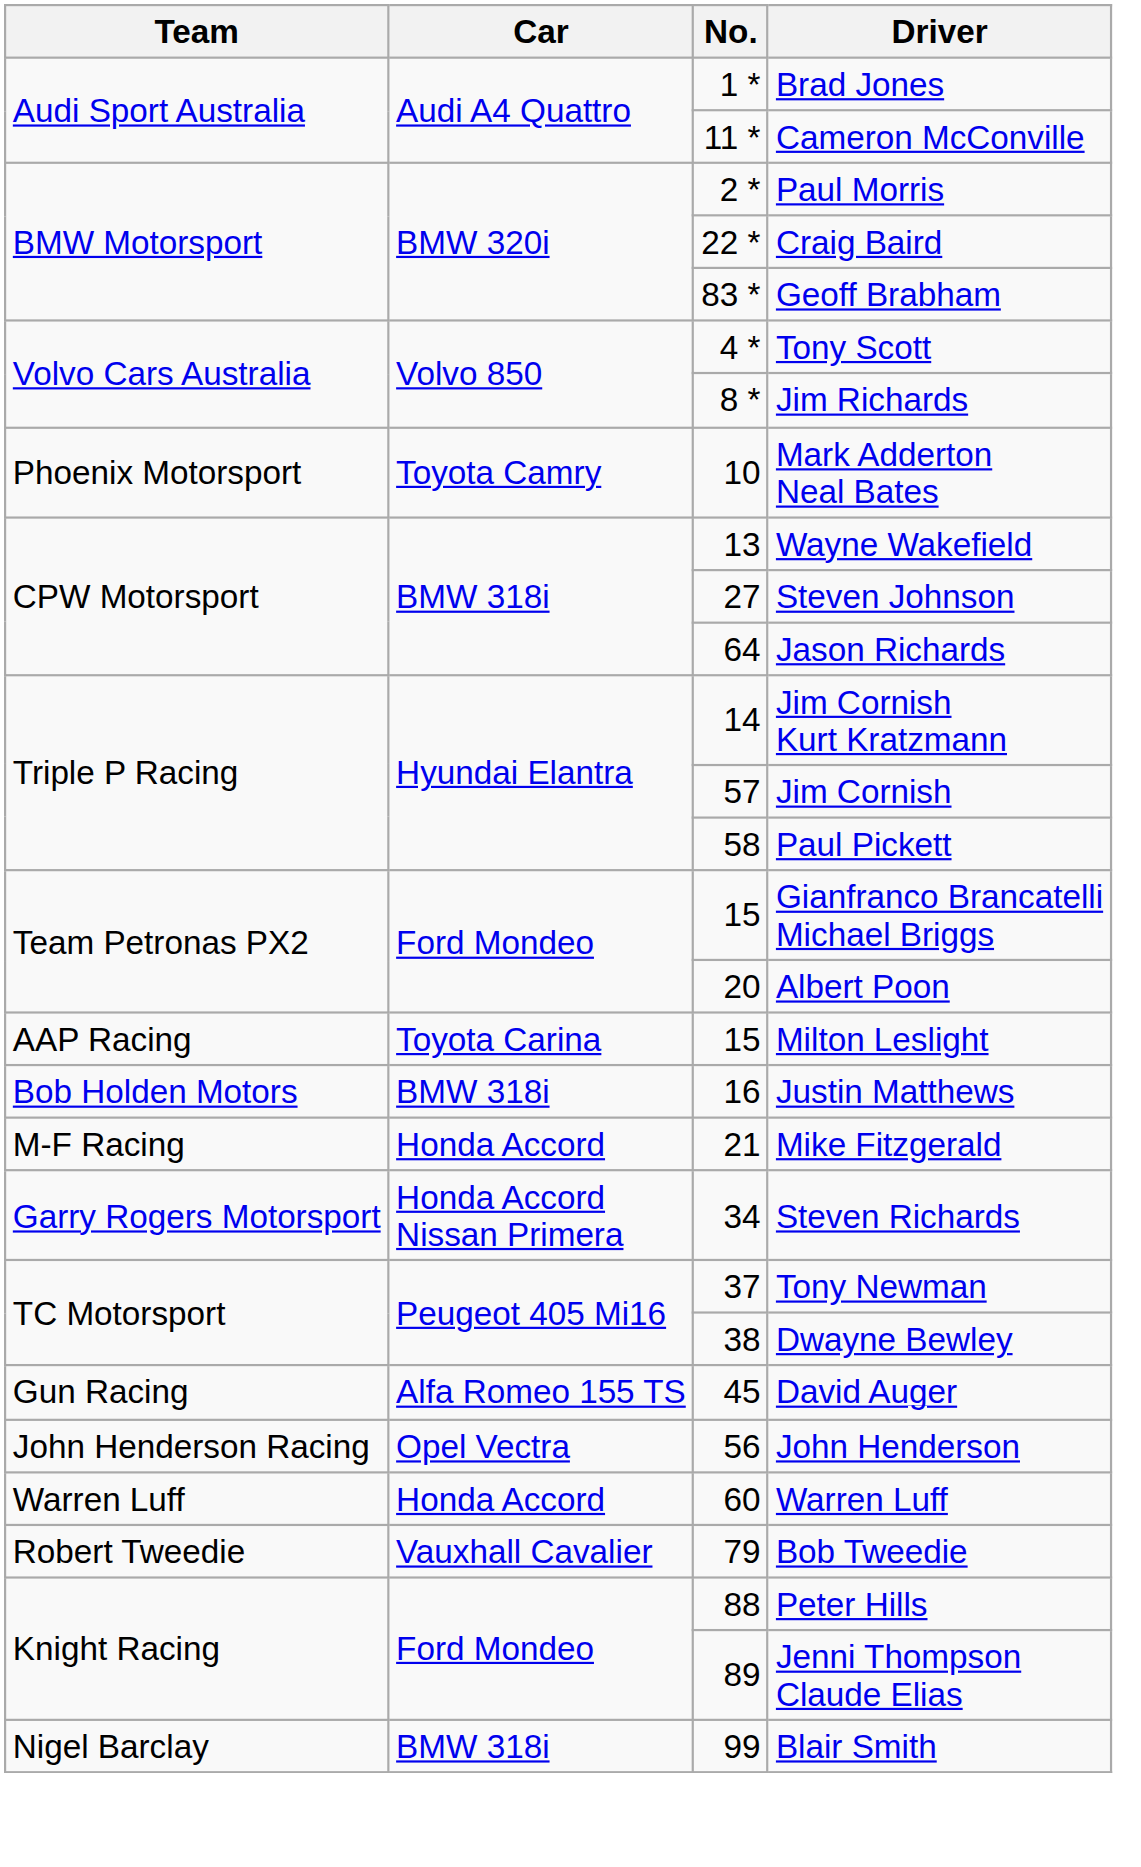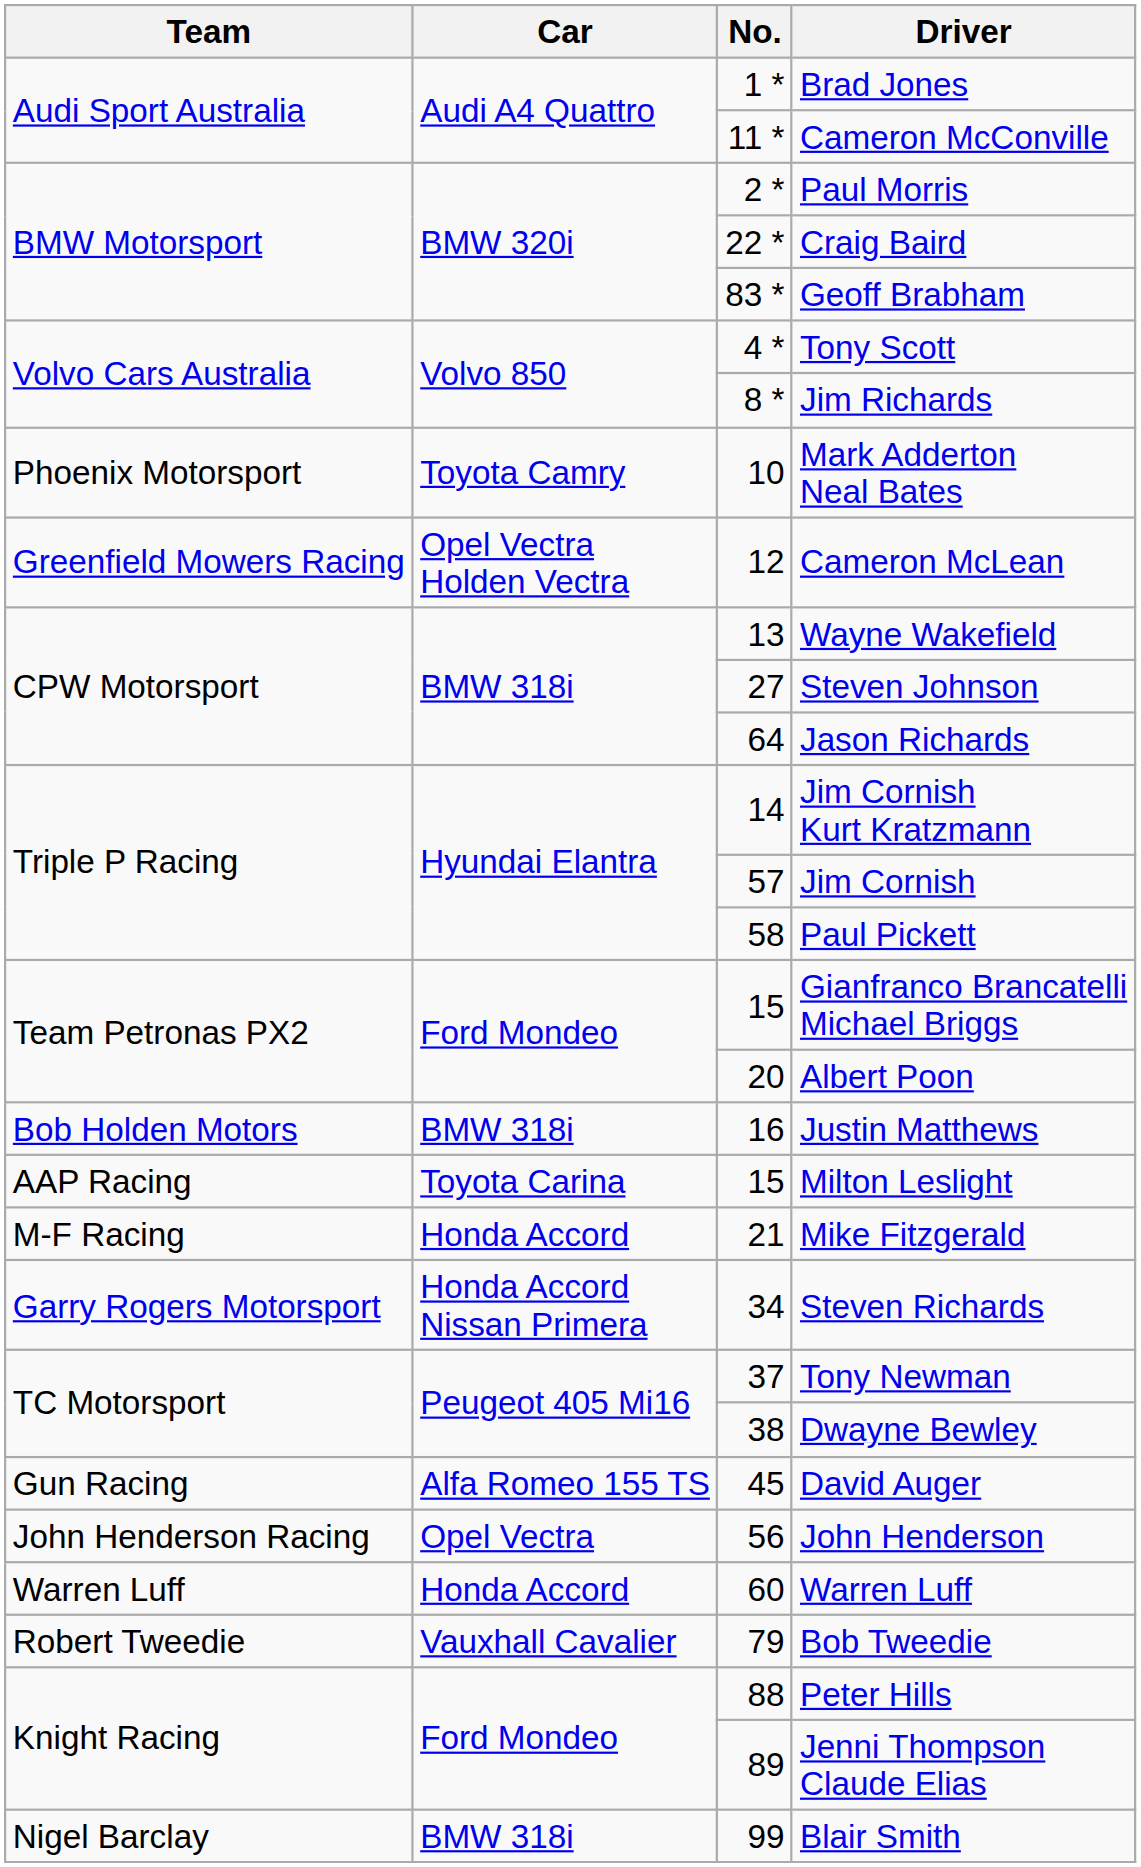+ row: (932, 562)
rows swapped: (882, 1039) <-> (895, 1092)
